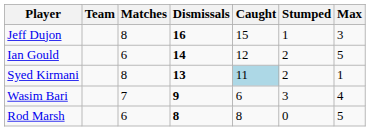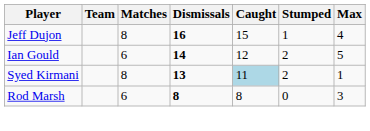(340, 34) 3 -> (340, 34) 4
- row: (38, 95)
(340, 116) 5 -> (340, 95) 3
